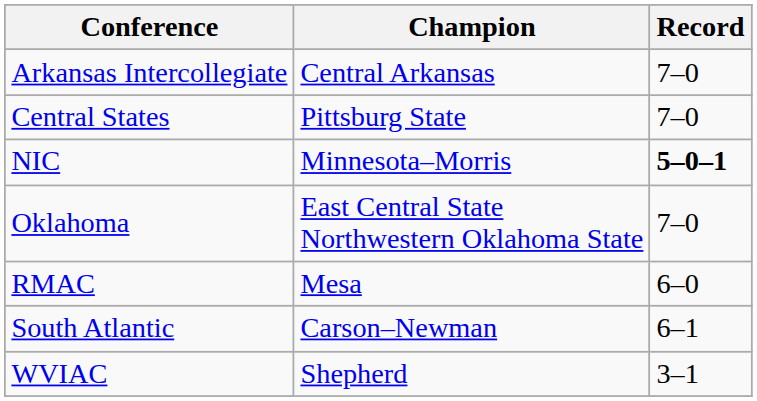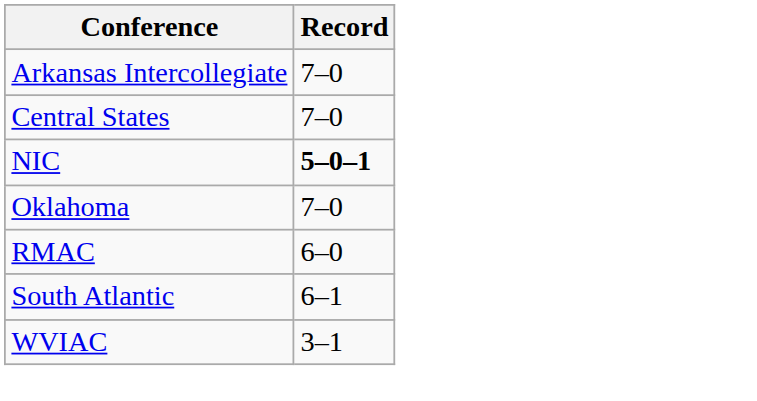- column: (472, 26)
